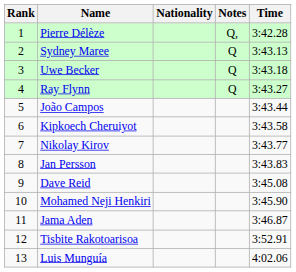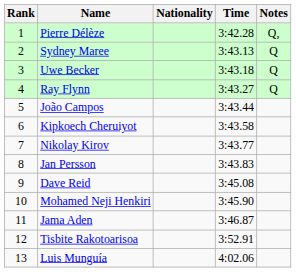columns swapped: (270, 13) <-> (232, 13)
